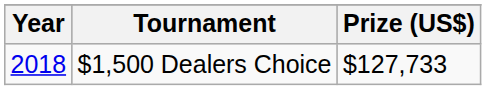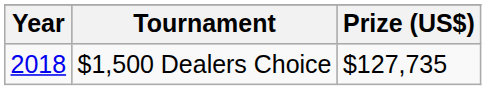(395, 63) $127,733 -> (395, 63) $127,735
